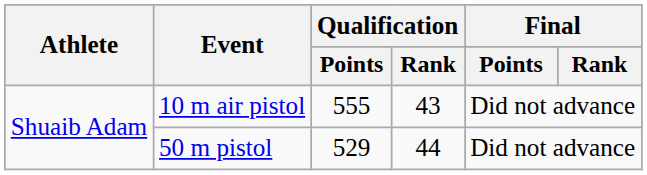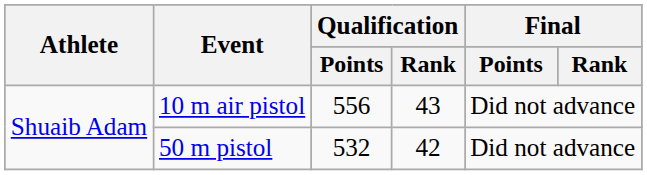(352, 106) 555 -> (352, 106) 556
(352, 148) 529 -> (352, 148) 532
(428, 148) 44 -> (428, 148) 42
